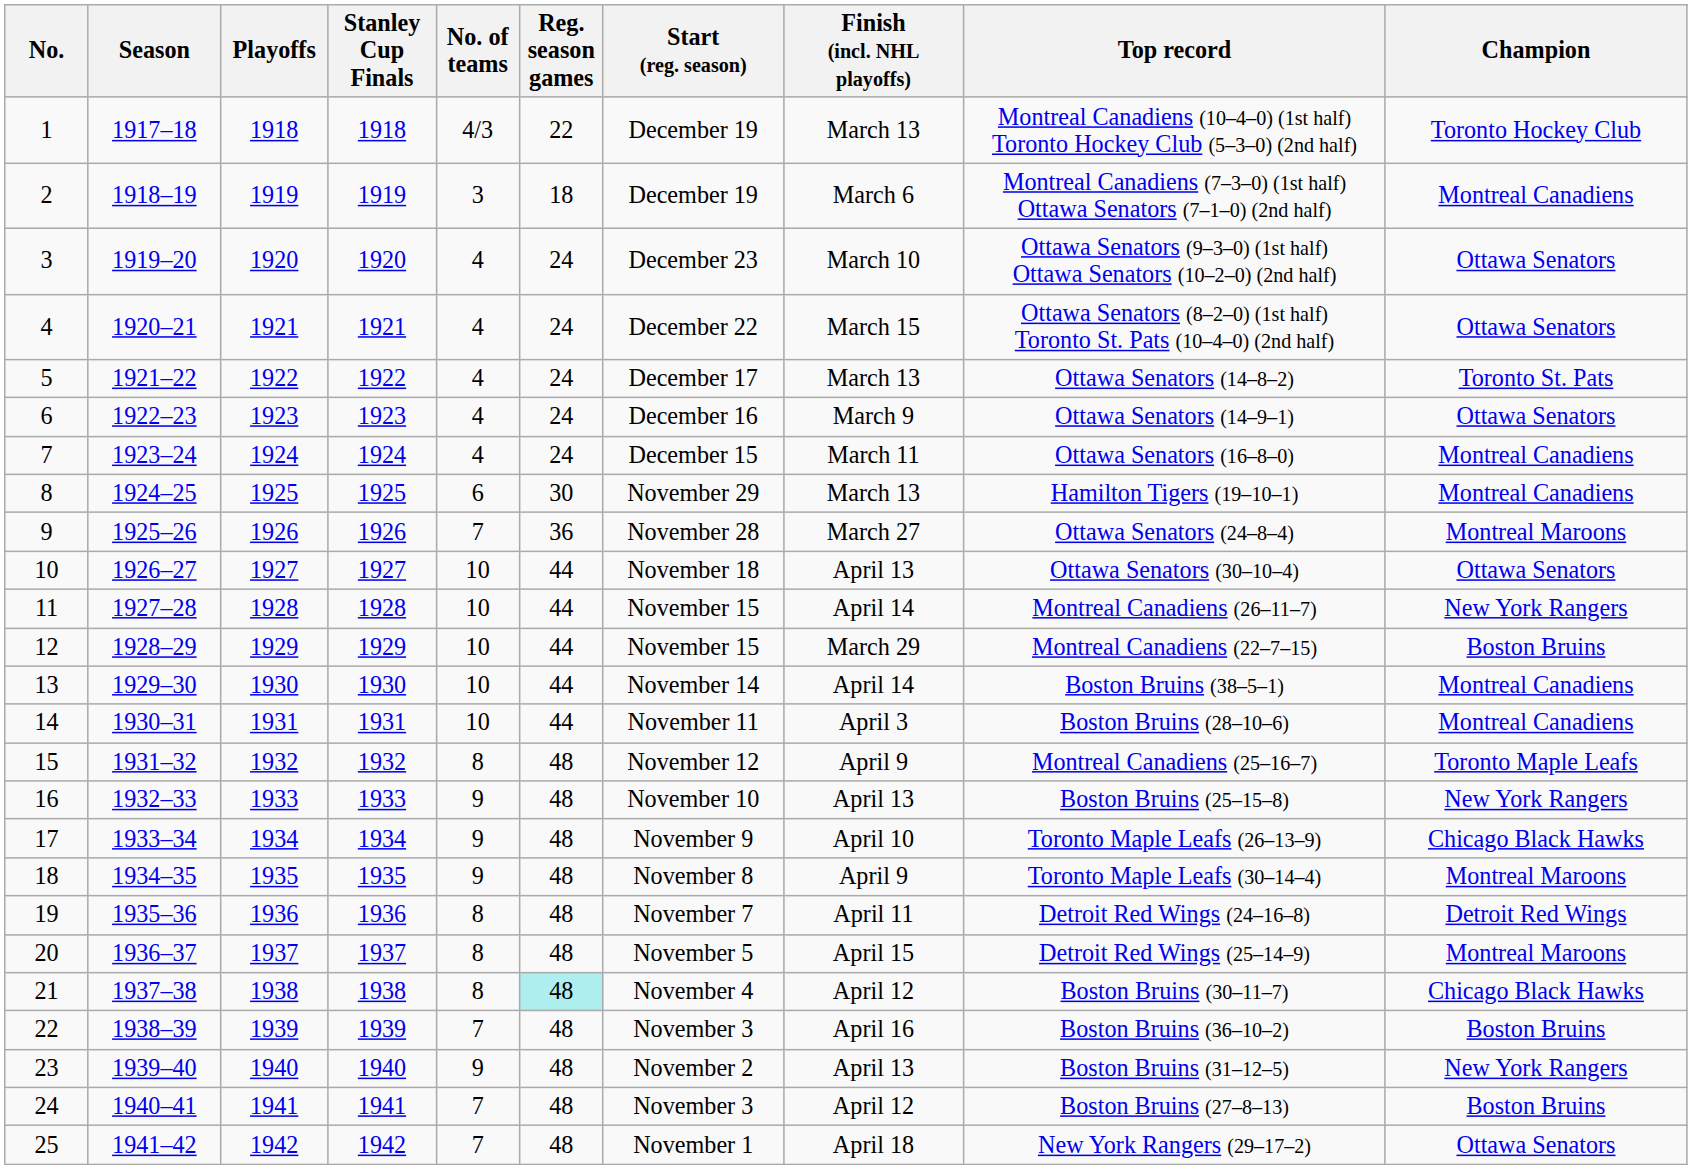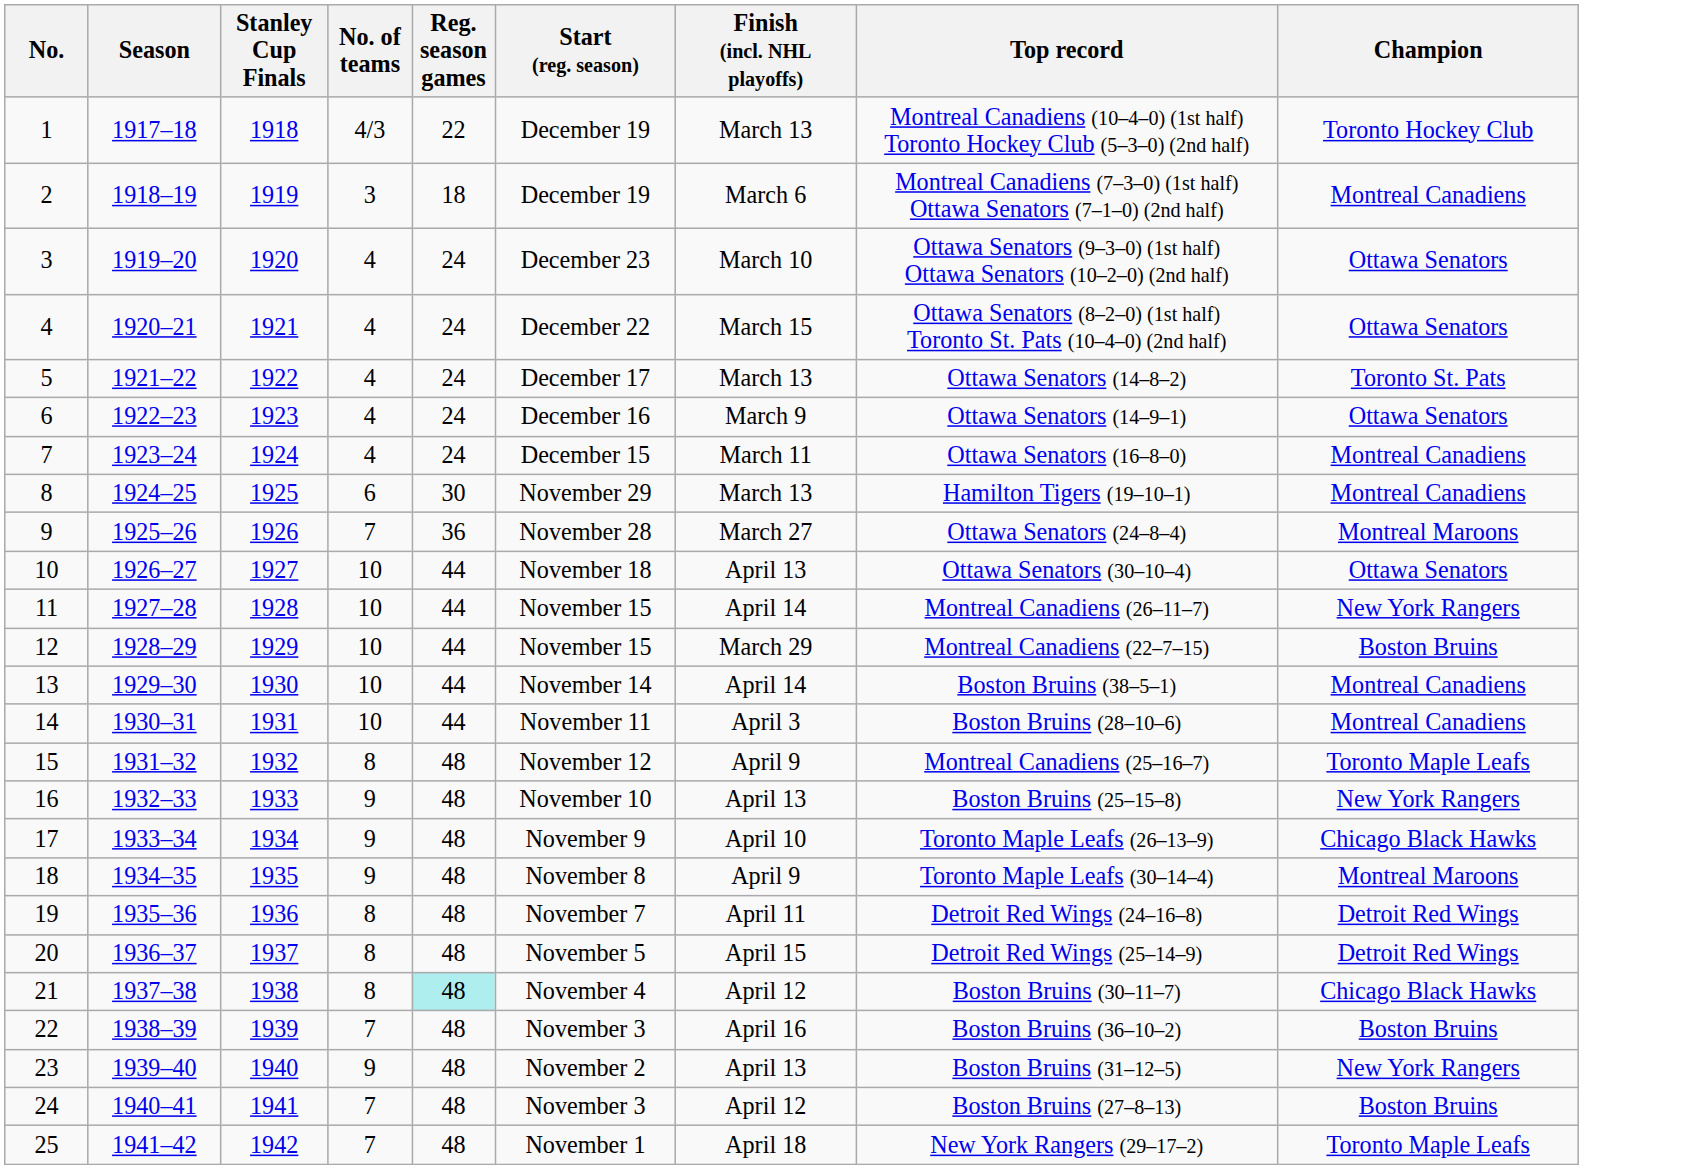- column: (274, 50)
(1536, 953) Montreal Maroons -> (1428, 953) Detroit Red Wings
(1536, 1144) Ottawa Senators -> (1428, 1144) Toronto Maple Leafs
